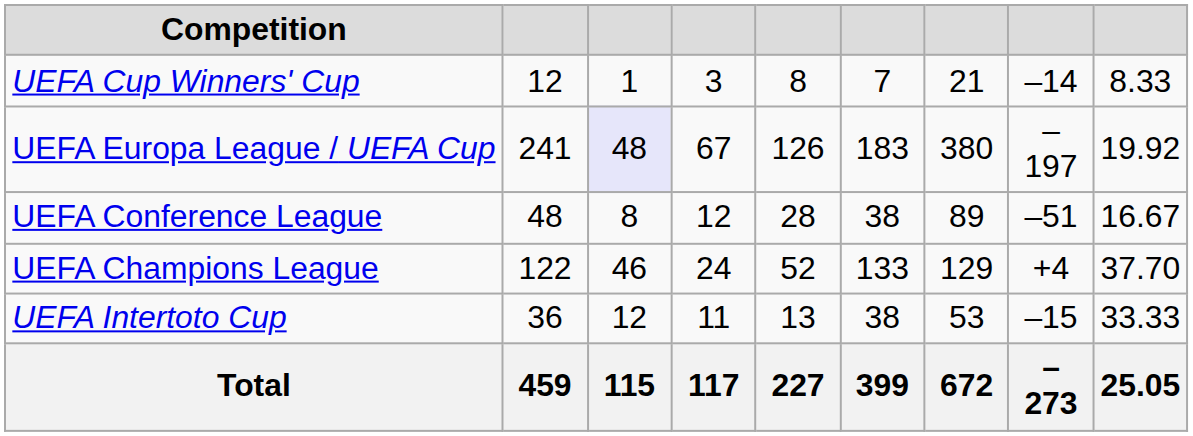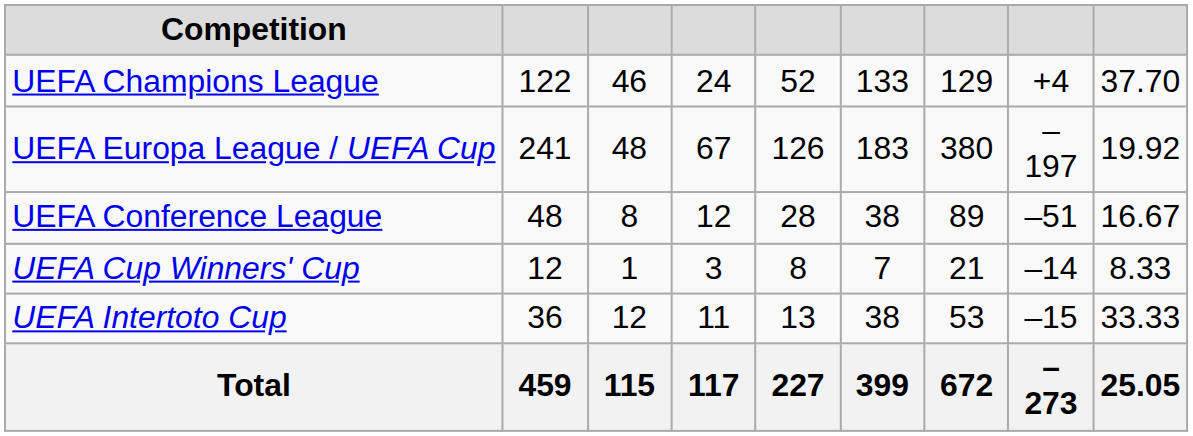rows swapped: (196, 267) <-> (186, 80)
(629, 148) lavender background -> (629, 148) no background
